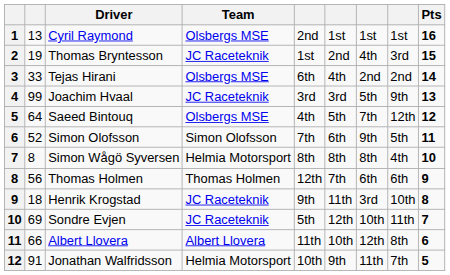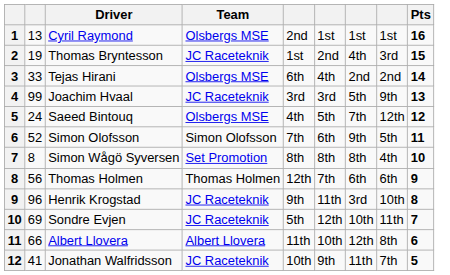(35, 117) 64 -> (35, 117) 24
(238, 158) Helmia Motorsport -> (226, 158) Set Promotion
(35, 199) 18 -> (35, 199) 96
(35, 260) 91 -> (35, 260) 41
(238, 260) Helmia Motorsport -> (227, 260) JC Raceteknik
